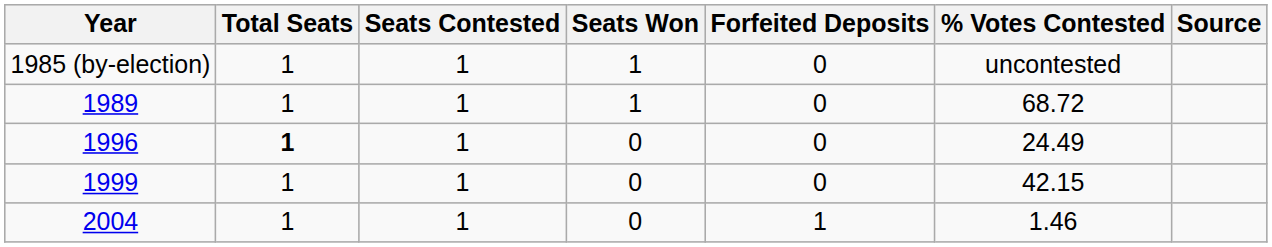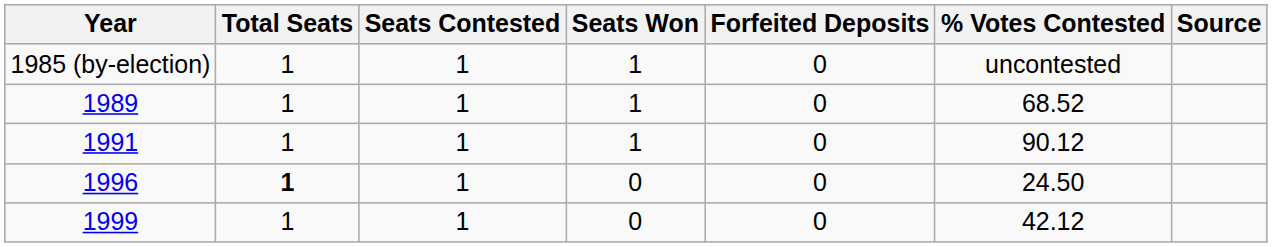(1053, 103) 68.72 -> (1053, 103) 68.52
+ row: (110, 143)
(1053, 143) 24.49 -> (1053, 182) 24.50
(1053, 182) 42.15 -> (1053, 222) 42.12
- row: (110, 222)
